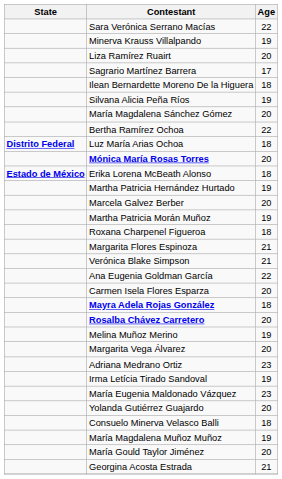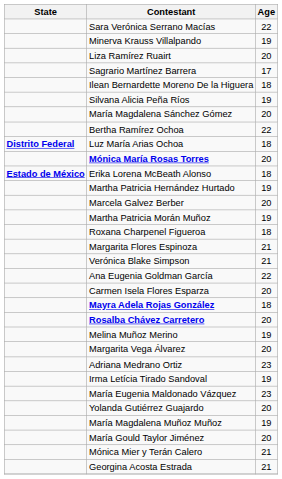- row: (154, 423)
+ row: (146, 452)
